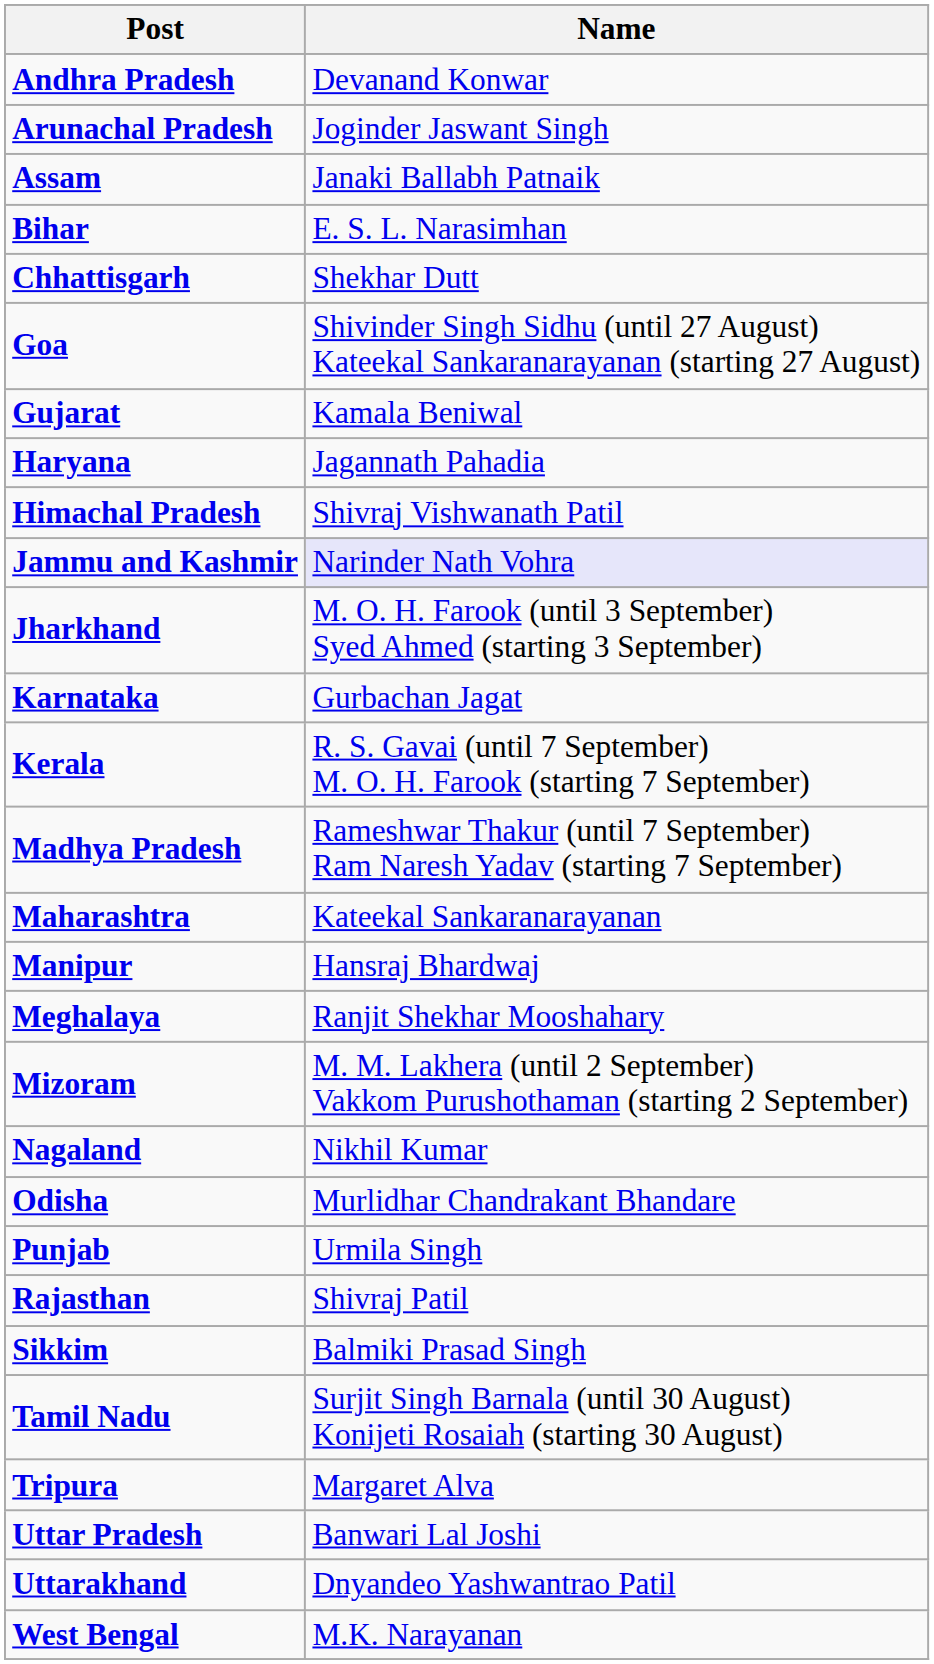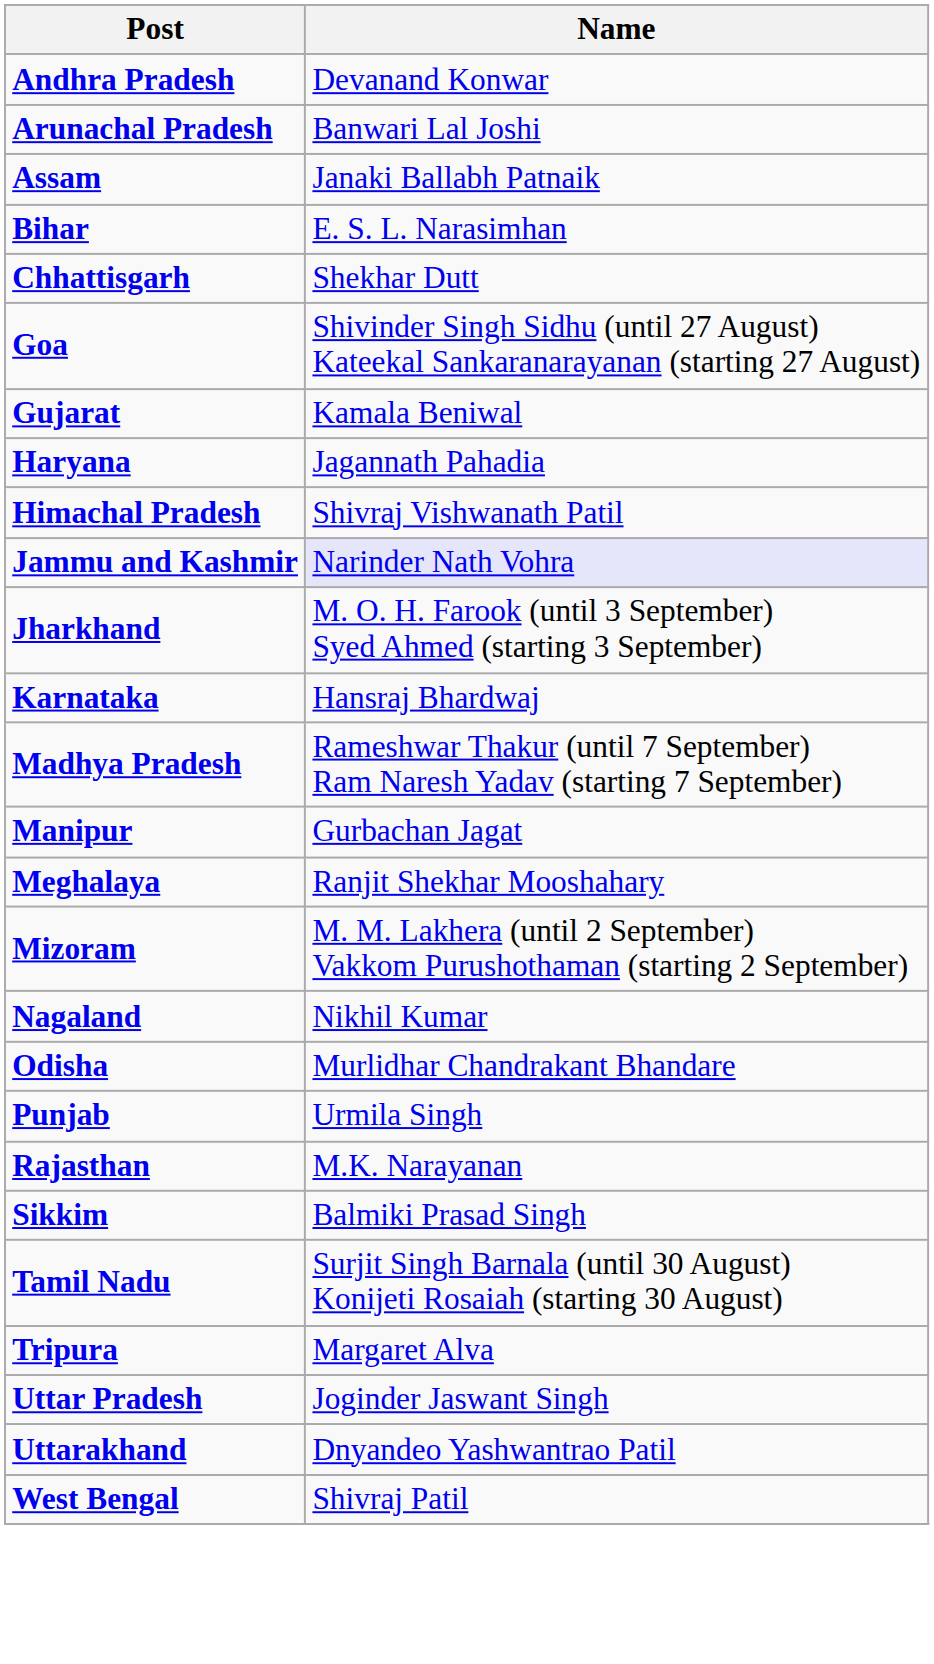(461, 128) Joginder Jaswant Singh -> (427, 128) Banwari Lal Joshi
(417, 696) Gurbachan Jagat -> (426, 696) Hansraj Bhardwaj
- row: (58, 764)
- row: (101, 916)
(426, 966) Hansraj Bhardwaj -> (417, 831) Gurbachan Jagat
(390, 1299) Shivraj Patil -> (417, 1165) M.K. Narayanan
(427, 1534) Banwari Lal Joshi -> (461, 1399) Joginder Jaswant Singh
(417, 1633) M.K. Narayanan -> (390, 1498) Shivraj Patil
